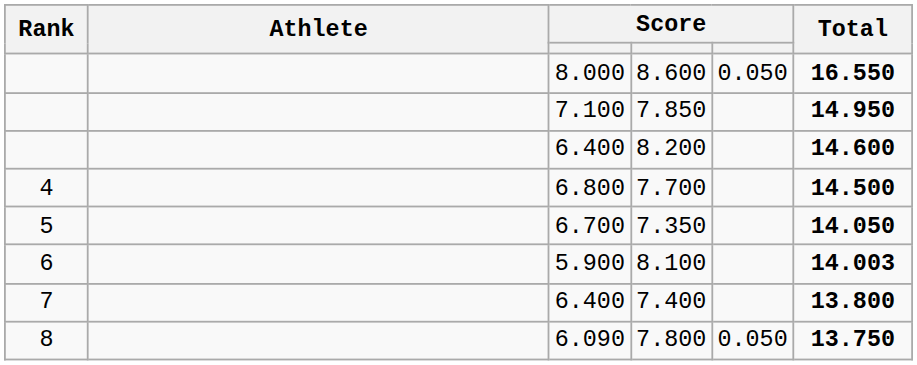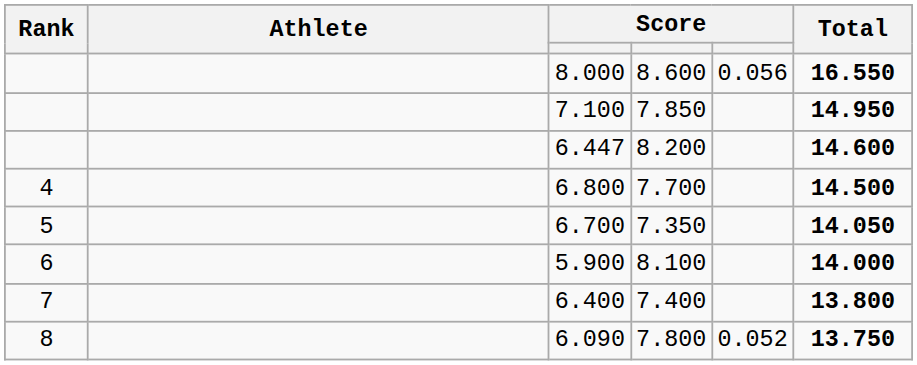(753, 73) 0.050 -> (753, 73) 0.056
(590, 150) 6.400 -> (590, 150) 6.447
(853, 264) 14.003 -> (853, 264) 14.000
(753, 340) 0.050 -> (753, 340) 0.052
